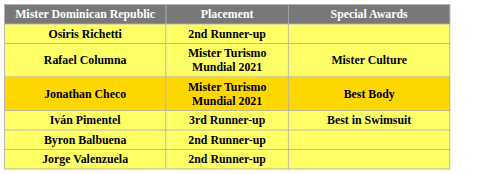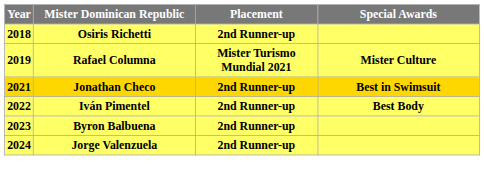+ column: (19, 14)
(227, 94) Mister Turismo Mundial 2021 -> (256, 87) 2nd Runner-up
(369, 94) Best Body -> (398, 87) Best in Swimsuit
(227, 120) 3rd Runner-up -> (256, 106) 2nd Runner-up
(369, 120) Best in Swimsuit -> (398, 106) Best Body
